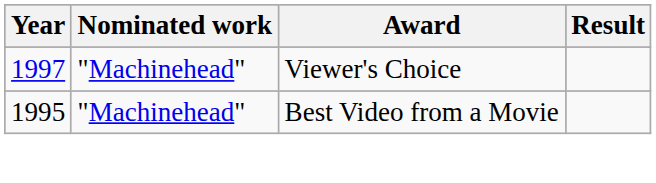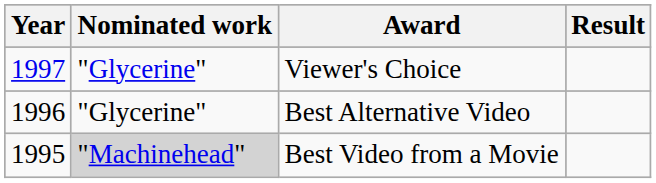(161, 68) "Machinehead" -> (142, 68) "Glycerine"
+ row: (407, 111)
(161, 111) no background -> (161, 154) lightgrey background
